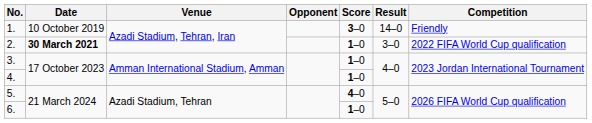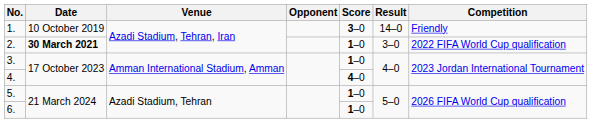(356, 77) 1–0 -> (356, 77) 4–0
(356, 93) 4–0 -> (356, 93) 1–0
